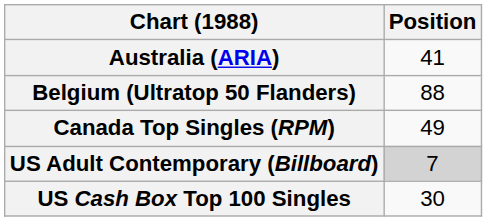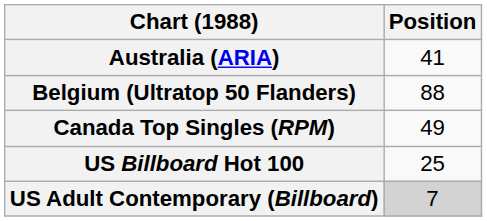+ row: (194, 163)
- row: (194, 198)
